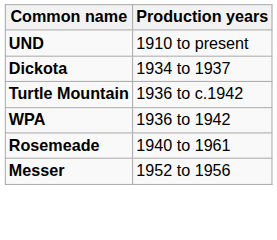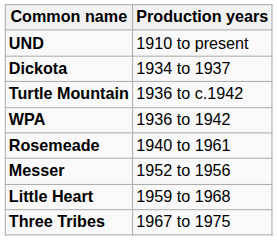+ row: (51, 196)
+ row: (57, 222)
